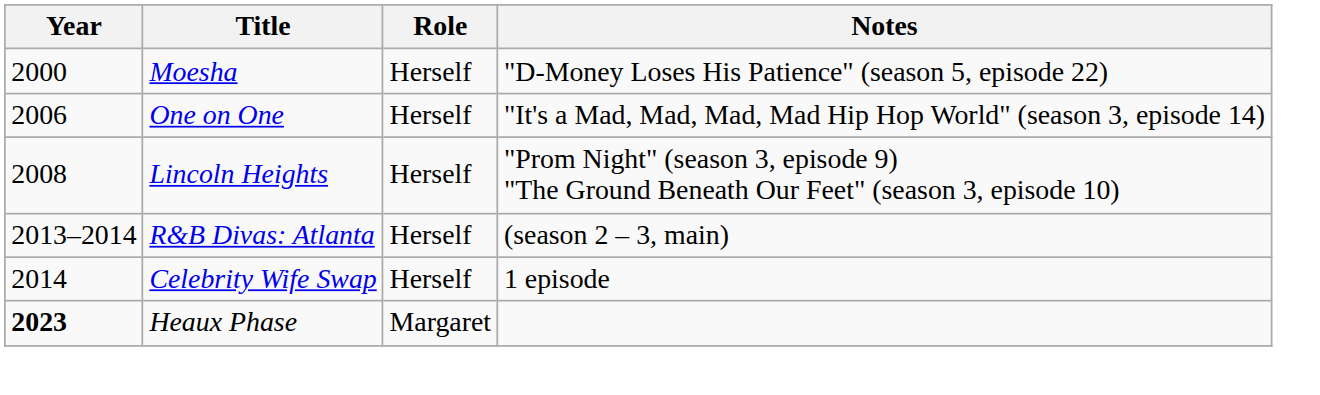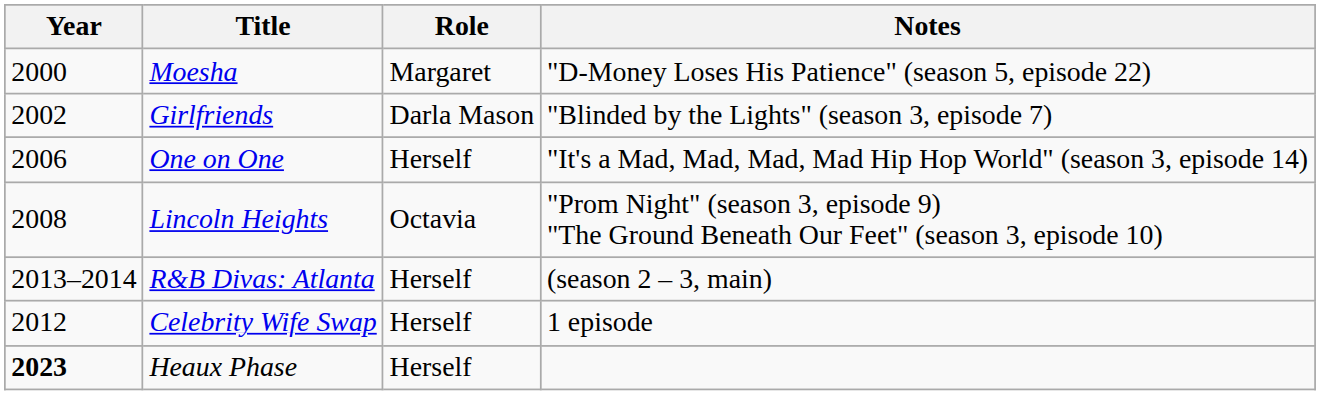(431, 70) Herself -> (440, 70) Margaret
+ row: (211, 114)
(431, 174) Herself -> (433, 218) Octavia
(39, 278) 2014 -> (39, 322) 2012
(440, 322) Margaret -> (431, 366) Herself
